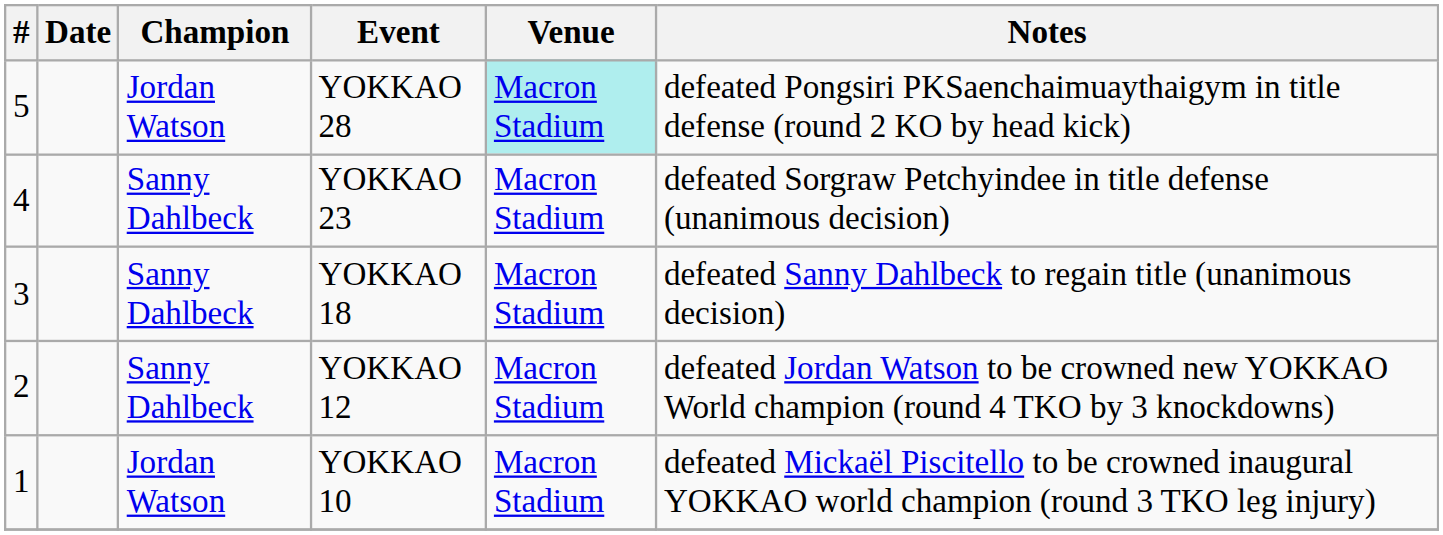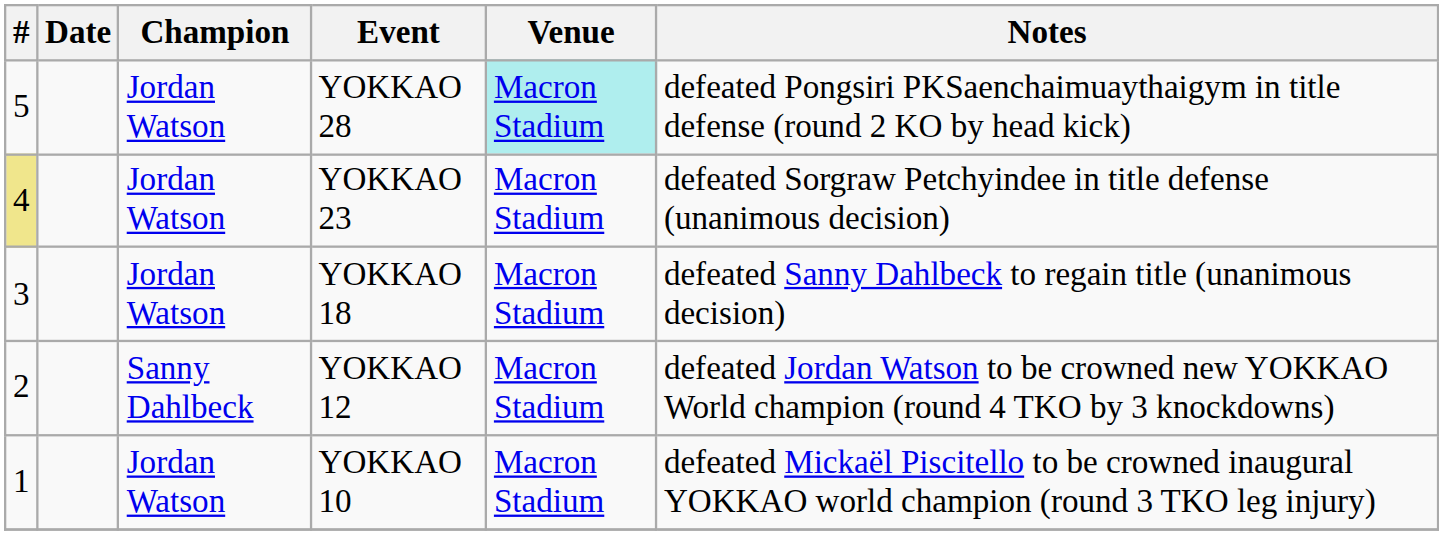(21, 200) no background -> (21, 200) khaki background
(190, 200) Sanny Dahlbeck -> (176, 200) Jordan Watson
(190, 293) Sanny Dahlbeck -> (176, 293) Jordan Watson
